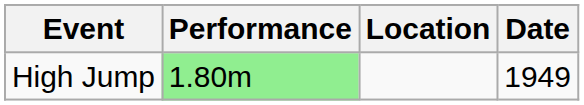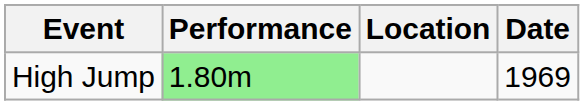(538, 76) 1949 -> (538, 76) 1969
